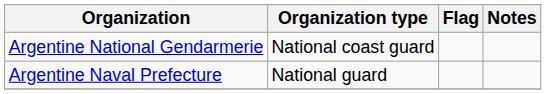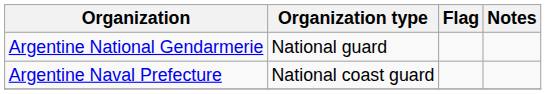(353, 46) National coast guard -> (329, 46) National guard
(329, 74) National guard -> (353, 74) National coast guard
